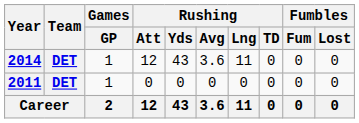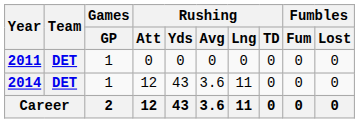rows swapped: (25, 84) <-> (25, 61)
